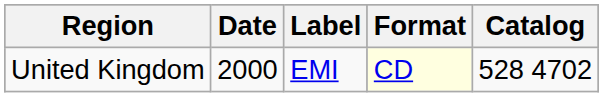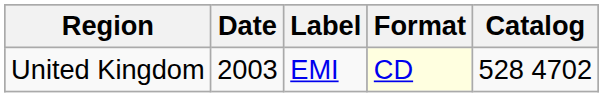(247, 69) 2000 -> (247, 69) 2003
